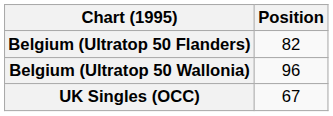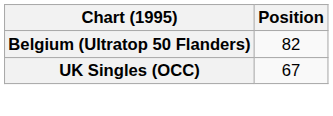- row: (129, 70)
